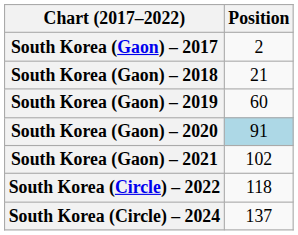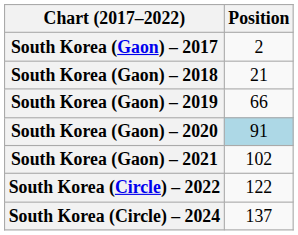(259, 103) 60 -> (259, 103) 66
(259, 187) 118 -> (259, 187) 122
